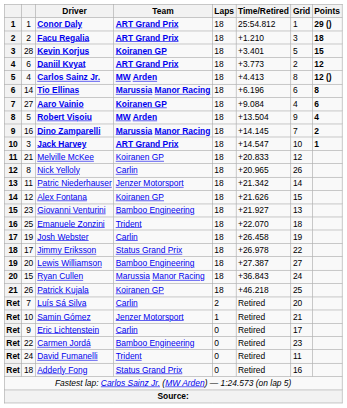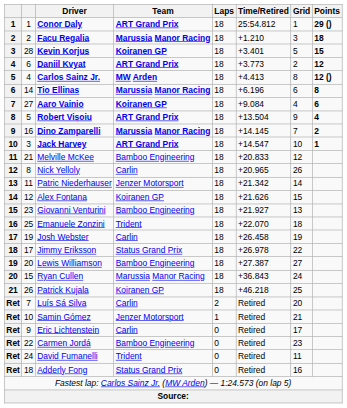(147, 37) ART Grand Prix -> (163, 37) Marussia Manor Racing
(136, 117) MW Arden -> (147, 117) ART Grand Prix
(140, 157) Koiranen GP -> (155, 157) Bamboo Engineering
